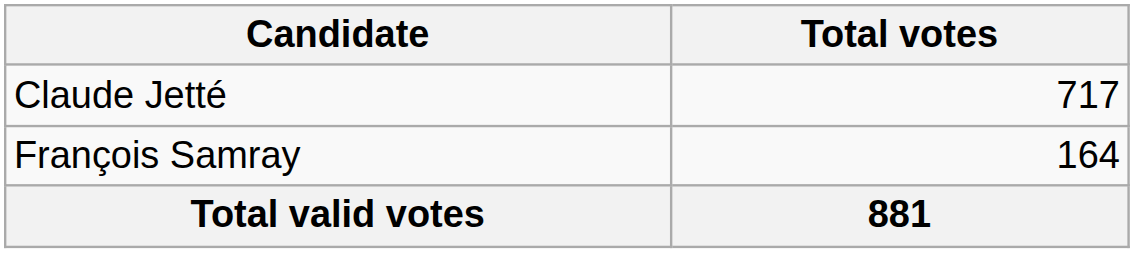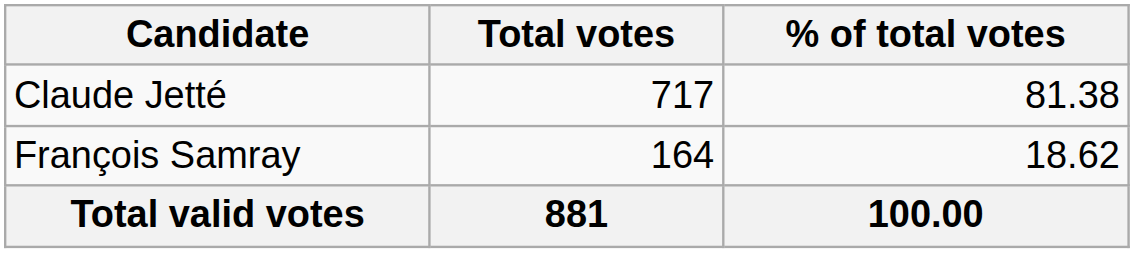+ column: (926, 34)
